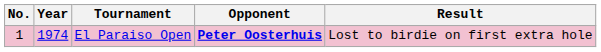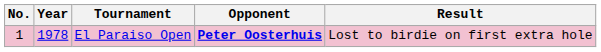(53, 36) 1974 -> (53, 36) 1978
